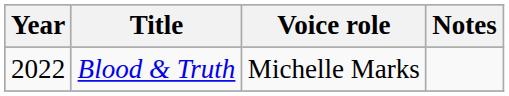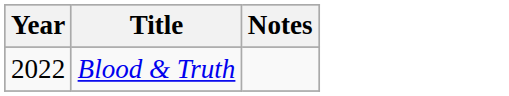- column: (334, 25)
